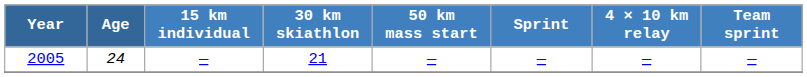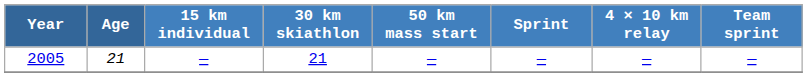(116, 60) 24 -> (116, 60) 21
